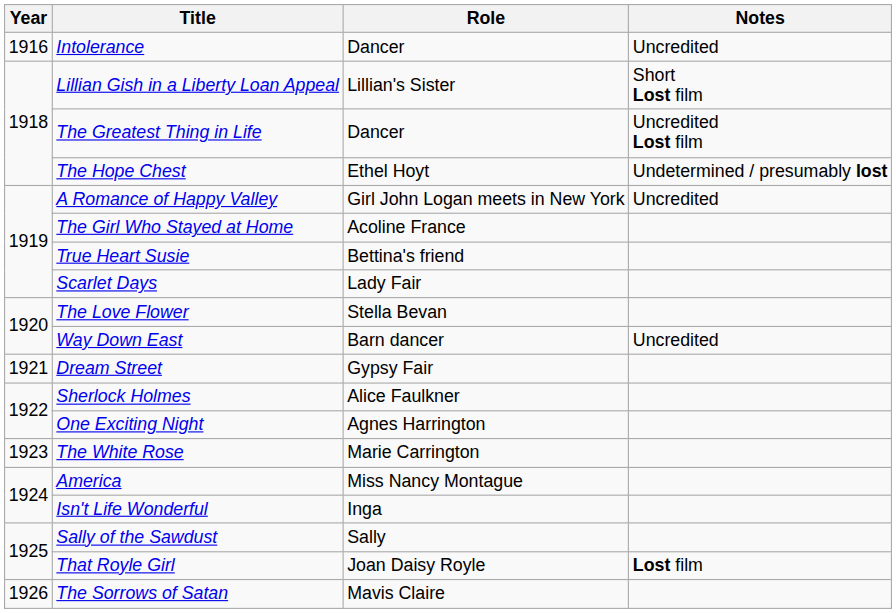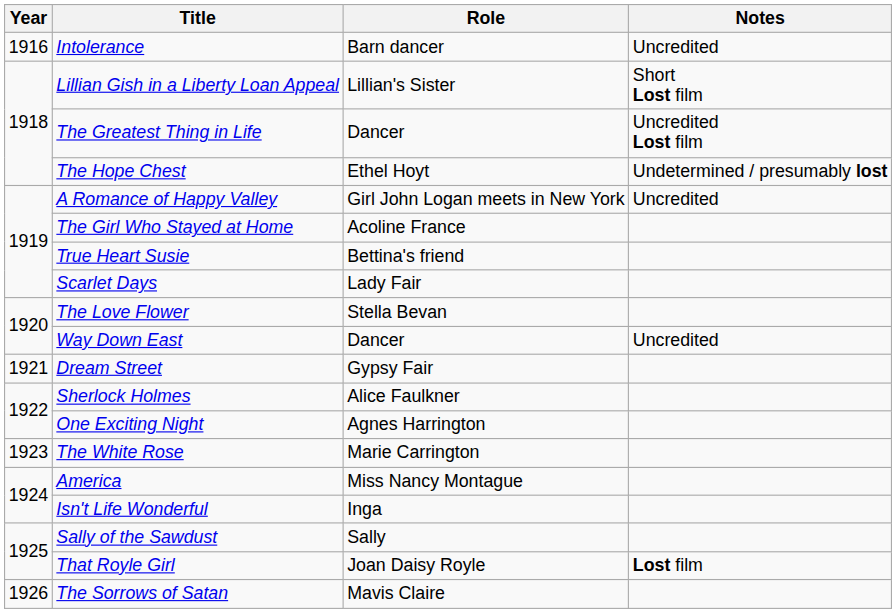(376, 46) Dancer -> (396, 46) Barn dancer
(396, 340) Barn dancer -> (376, 340) Dancer
